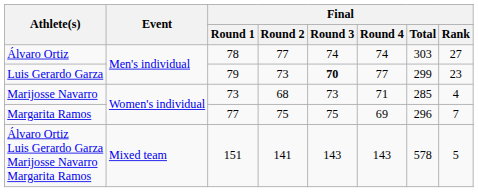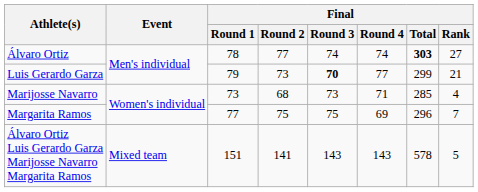(423, 54) normal -> (423, 54) bold
(456, 74) 23 -> (456, 74) 21
